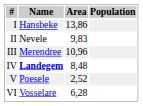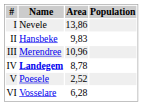(38, 25) Hansbeke -> (33, 25) Nevele
(33, 38) Nevele -> (38, 38) Hansbeke
(79, 65) 8,48 -> (79, 65) 8,78
